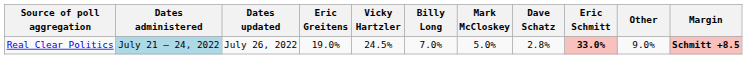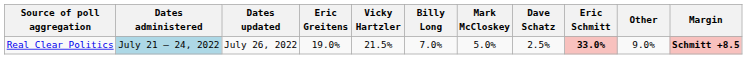(378, 44) 24.5% -> (378, 44) 21.5%
(538, 44) 2.8% -> (538, 44) 2.5%
